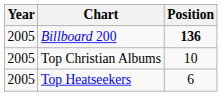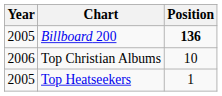(21, 58) 2005 -> (21, 58) 2006
(191, 79) 6 -> (191, 79) 1
